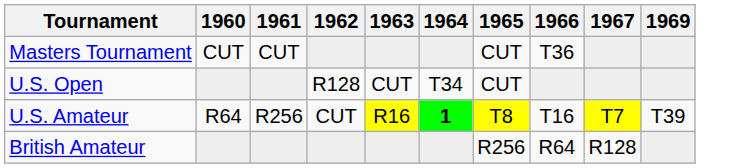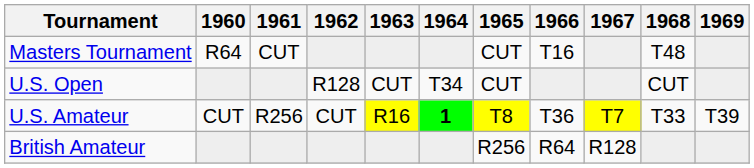+ column: (668, 21)
(223, 52) CUT -> (223, 52) R64
(557, 52) T36 -> (557, 52) T16
(223, 116) R64 -> (223, 116) CUT
(557, 116) T16 -> (557, 116) T36
